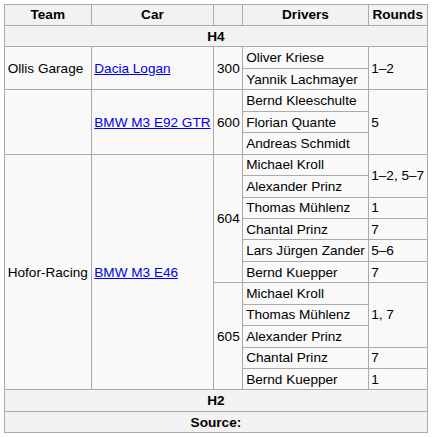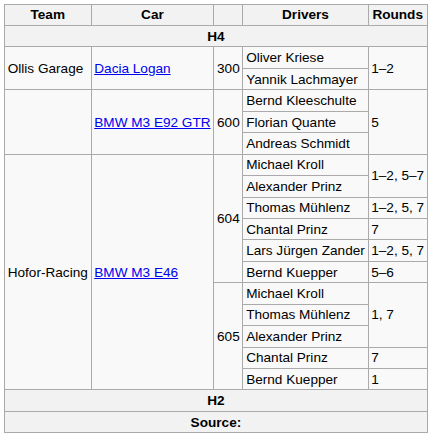(375, 208) 1 -> (398, 208) 1–2, 5, 7
(383, 251) 5–6 -> (398, 251) 1–2, 5, 7
(375, 272) 7 -> (383, 272) 5–6
